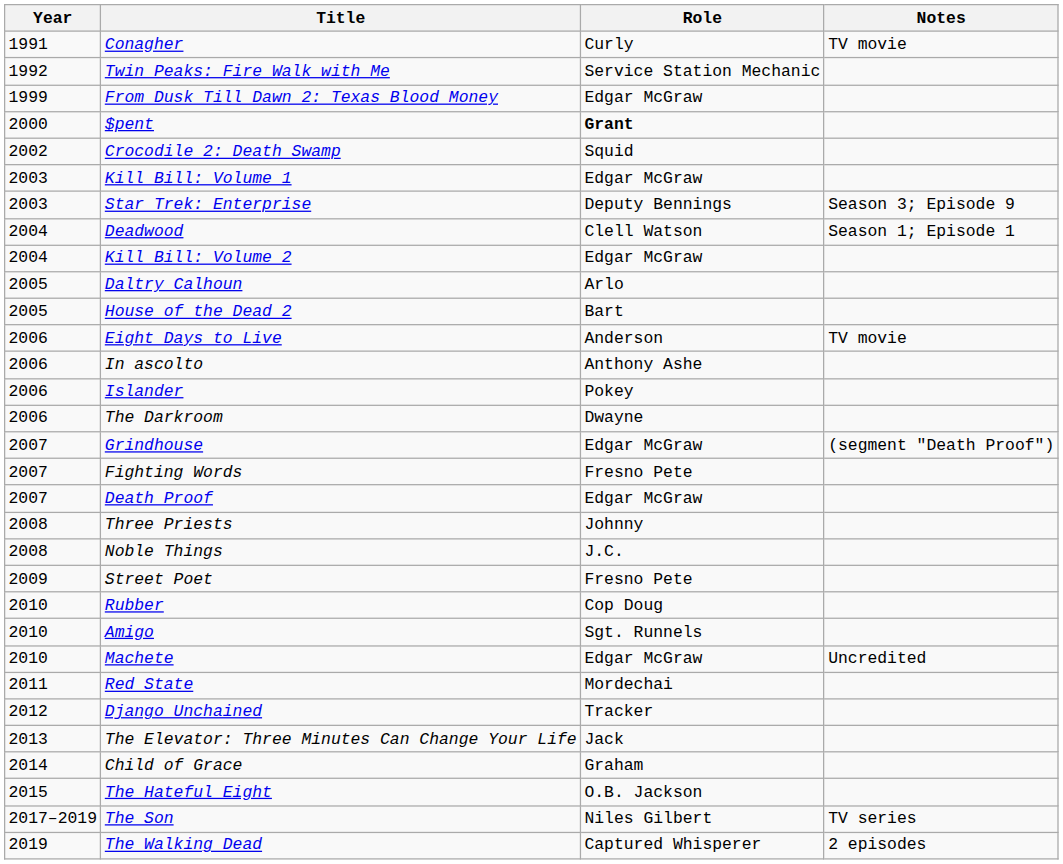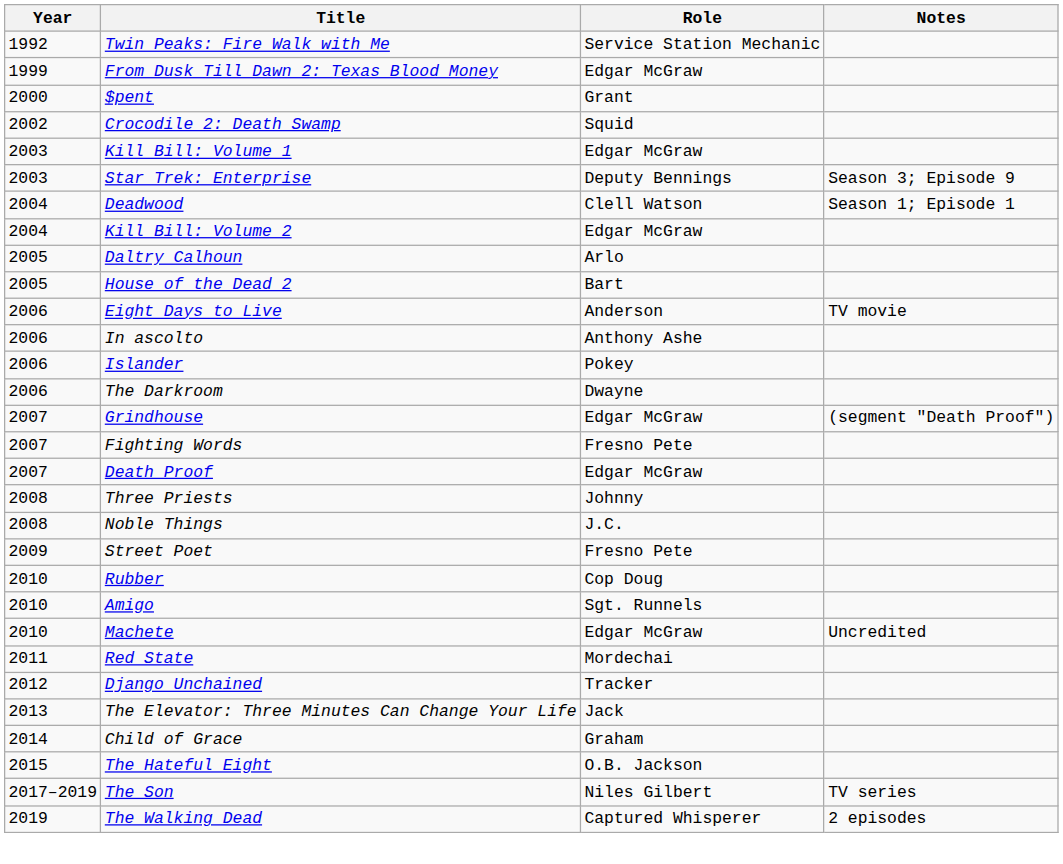- row: (144, 45)
(609, 125) bold -> (609, 98) normal
